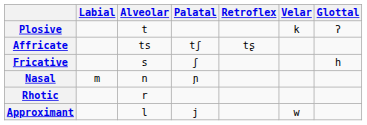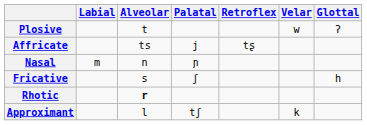(297, 29) k -> (297, 29) w
(195, 46) tʃ -> (195, 46) j
rows swapped: (40, 62) <-> (40, 79)
(145, 95) normal -> (145, 95) bold
(195, 112) j -> (195, 112) tʃ
(297, 112) w -> (297, 112) k
